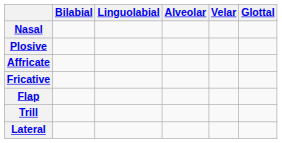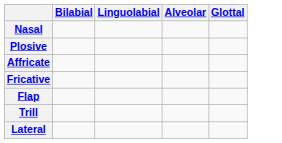- column: (224, 12)
